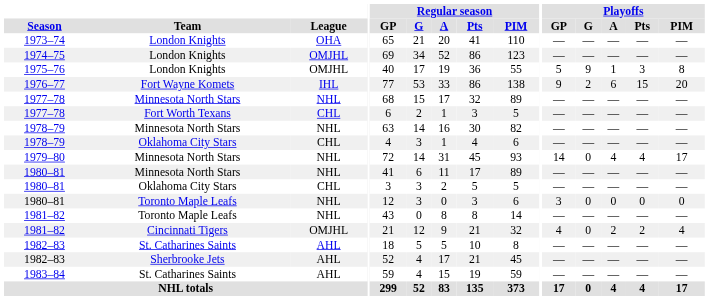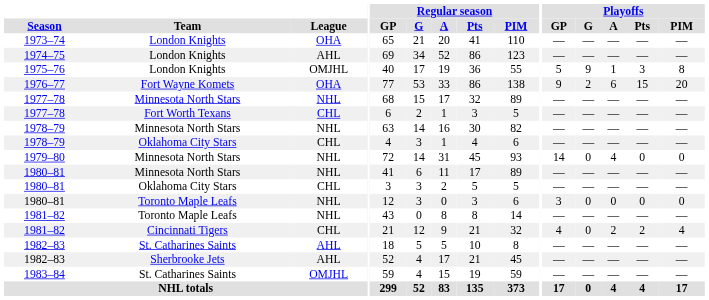(329, 55) OMJHL -> (329, 55) AHL
(329, 84) IHL -> (329, 84) OHA
(642, 157) 4 -> (642, 157) 0
(682, 157) 17 -> (682, 157) 0
(329, 230) OMJHL -> (329, 230) CHL
(329, 274) AHL -> (329, 274) OMJHL
